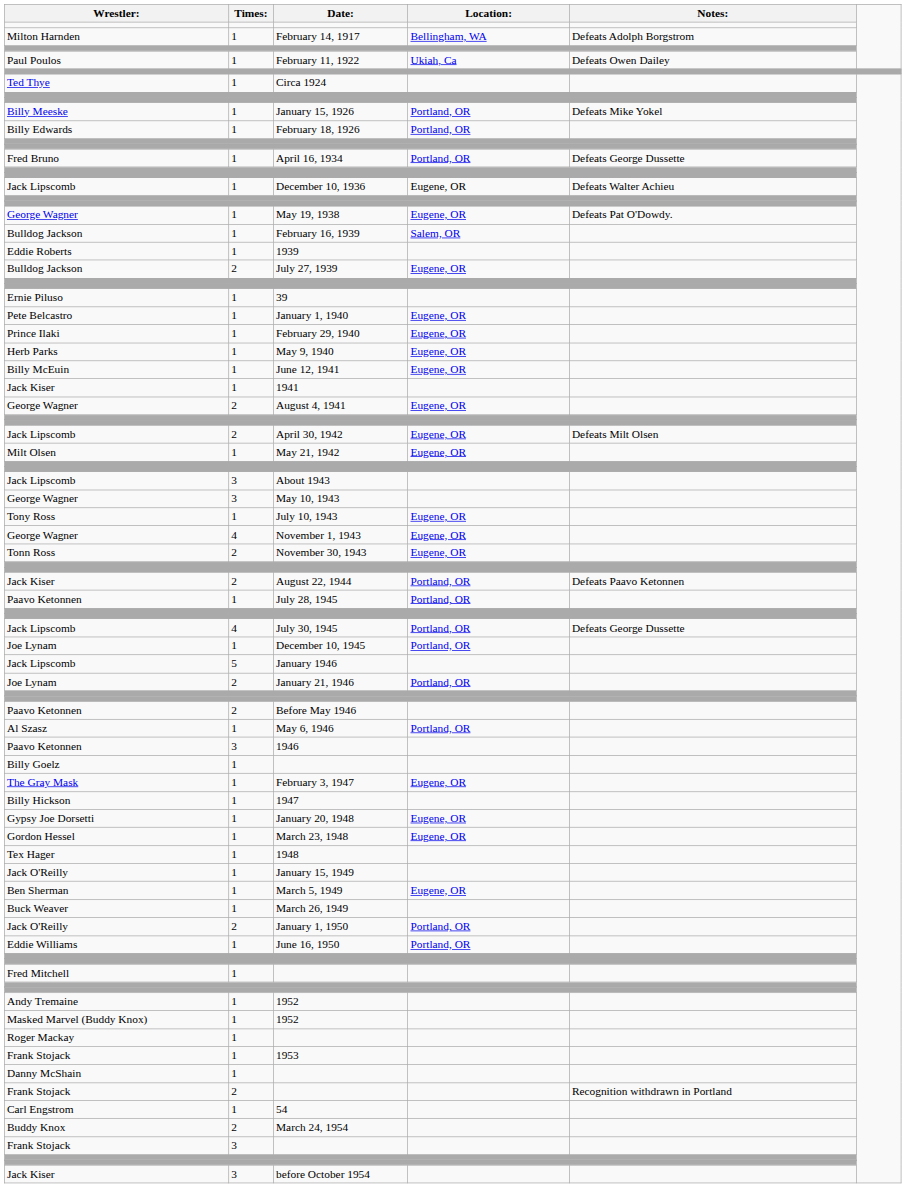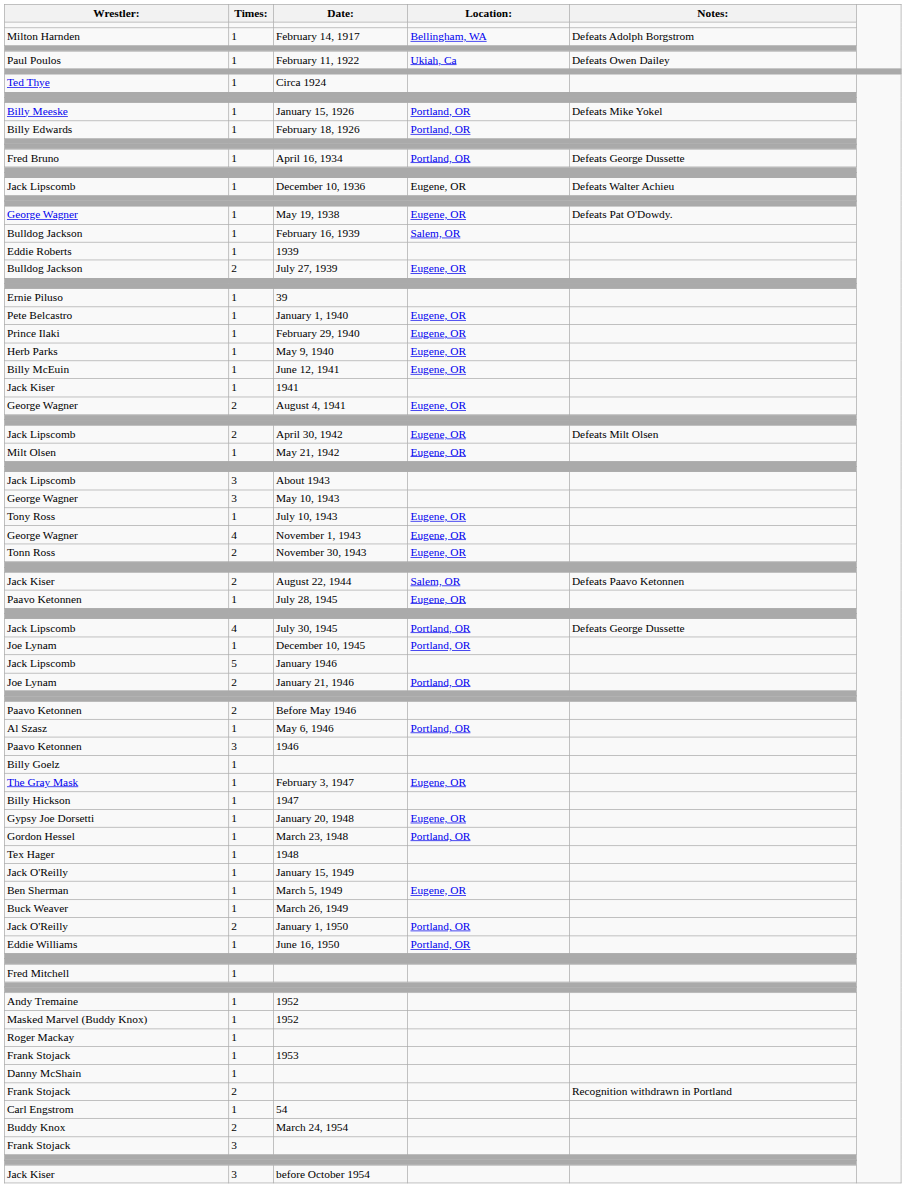(440, 581) Portland, OR -> (435, 581) Salem, OR
(440, 599) Portland, OR -> (438, 599) Eugene, OR
(438, 836) Eugene, OR -> (440, 836) Portland, OR
